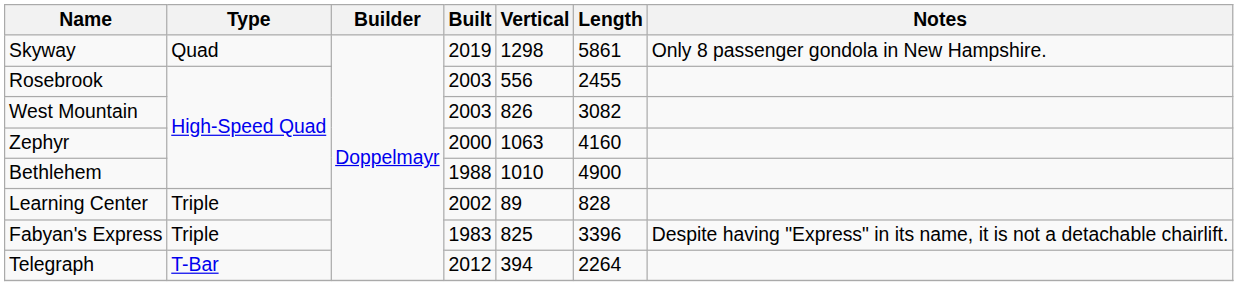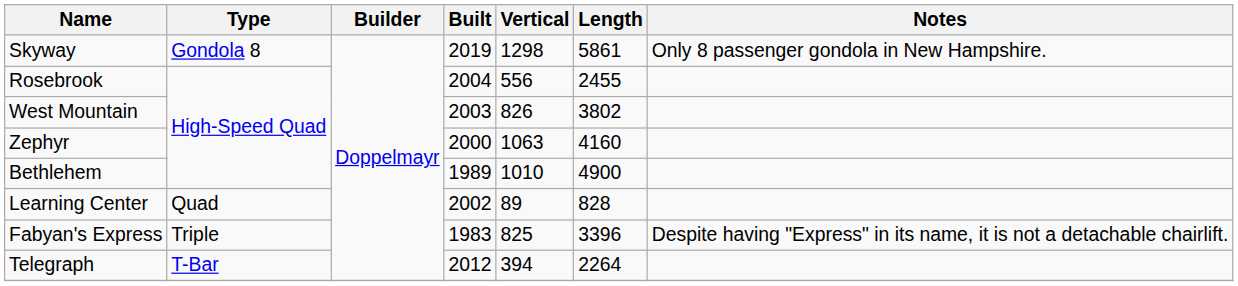(195, 50) Quad -> (216, 50) Gondola 8
(470, 81) 2003 -> (470, 81) 2004
(600, 111) 3082 -> (600, 111) 3802
(470, 173) 1988 -> (470, 173) 1989
(195, 204) Triple -> (195, 204) Quad
